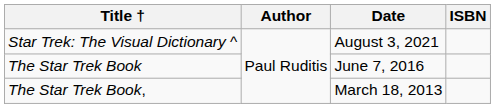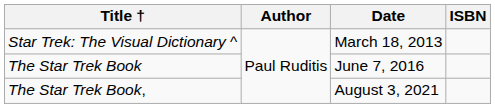(387, 41) August 3, 2021 -> (388, 41) March 18, 2013
(388, 90) March 18, 2013 -> (387, 90) August 3, 2021
